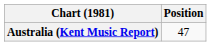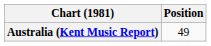(184, 31) 47 -> (184, 31) 49
